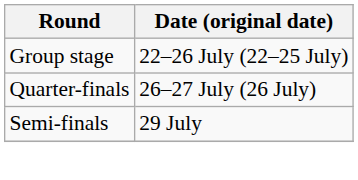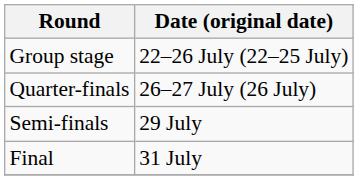+ row: (32, 157)
